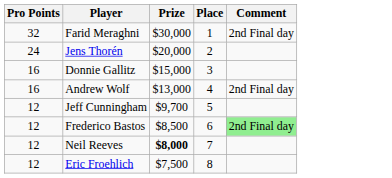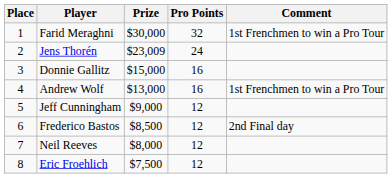columns swapped: (210, 13) <-> (33, 13)
(261, 32) 2nd Final day -> (307, 32) 1st Frenchmen to win a Pro Tour
(172, 51) $20,000 -> (146, 51) $23,009
(261, 88) 2nd Final day -> (307, 88) 1st Frenchmen to win a Pro Tour
(172, 107) $9,700 -> (146, 107) $9,000
(261, 126) lightgreen background -> (261, 126) no background
(172, 145) bold -> (146, 145) normal
